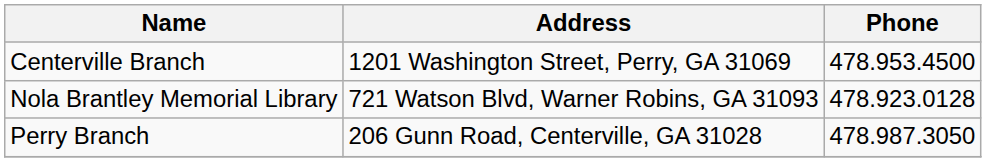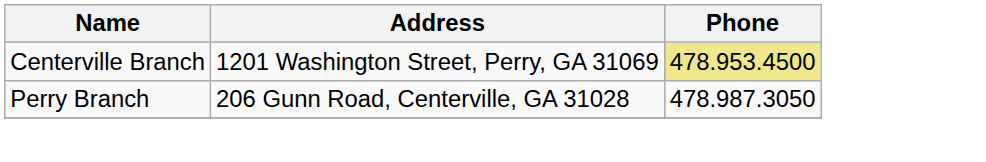(902, 61) no background -> (743, 61) khaki background
- row: (174, 99)
